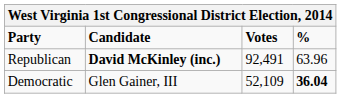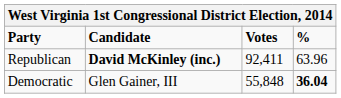(265, 59) 92,491 -> (264, 59) 92,411
(265, 81) 52,109 -> (265, 81) 55,848
